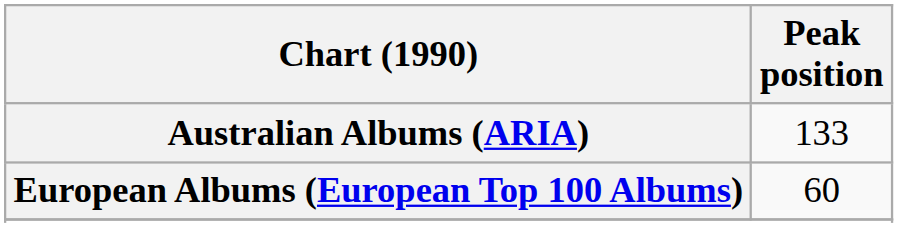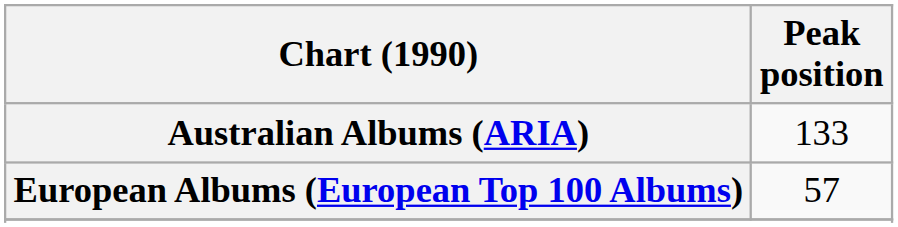(822, 190) 60 -> (822, 190) 57
